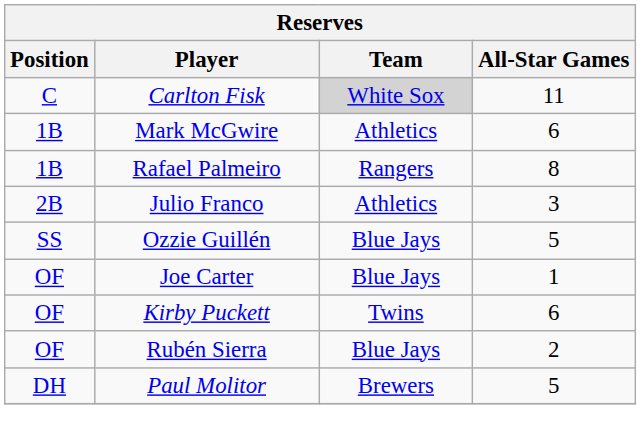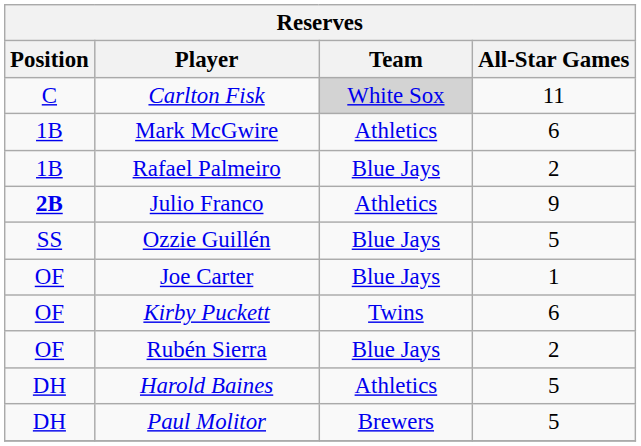(396, 167) Rangers -> (396, 167) Blue Jays
(554, 167) 8 -> (554, 167) 2
(49, 204) normal -> (49, 204) bold
(554, 204) 3 -> (554, 204) 9
+ row: (207, 385)
